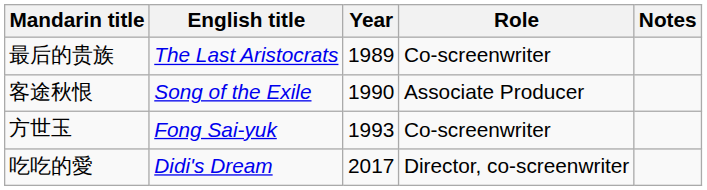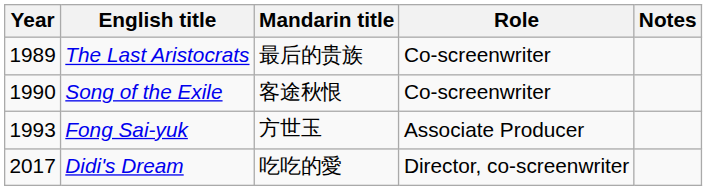columns swapped: (371, 20) <-> (77, 20)
(494, 92) Associate Producer -> (477, 92) Co-screenwriter
(477, 129) Co-screenwriter -> (494, 129) Associate Producer
